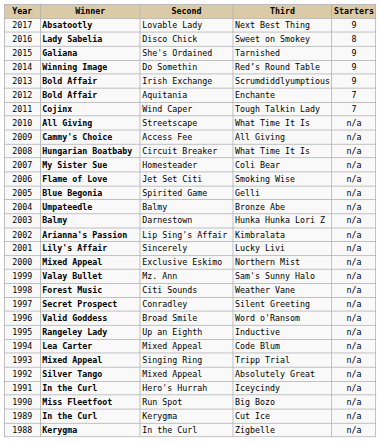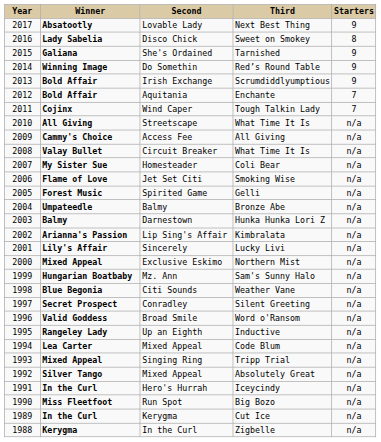(87, 151) Hungarian Boatbaby -> (72, 151) Valay Bullet
(72, 192) Blue Begonia -> (72, 192) Forest Music
(72, 276) Valay Bullet -> (87, 276) Hungarian Boatbaby
(72, 290) Forest Music -> (72, 290) Blue Begonia
